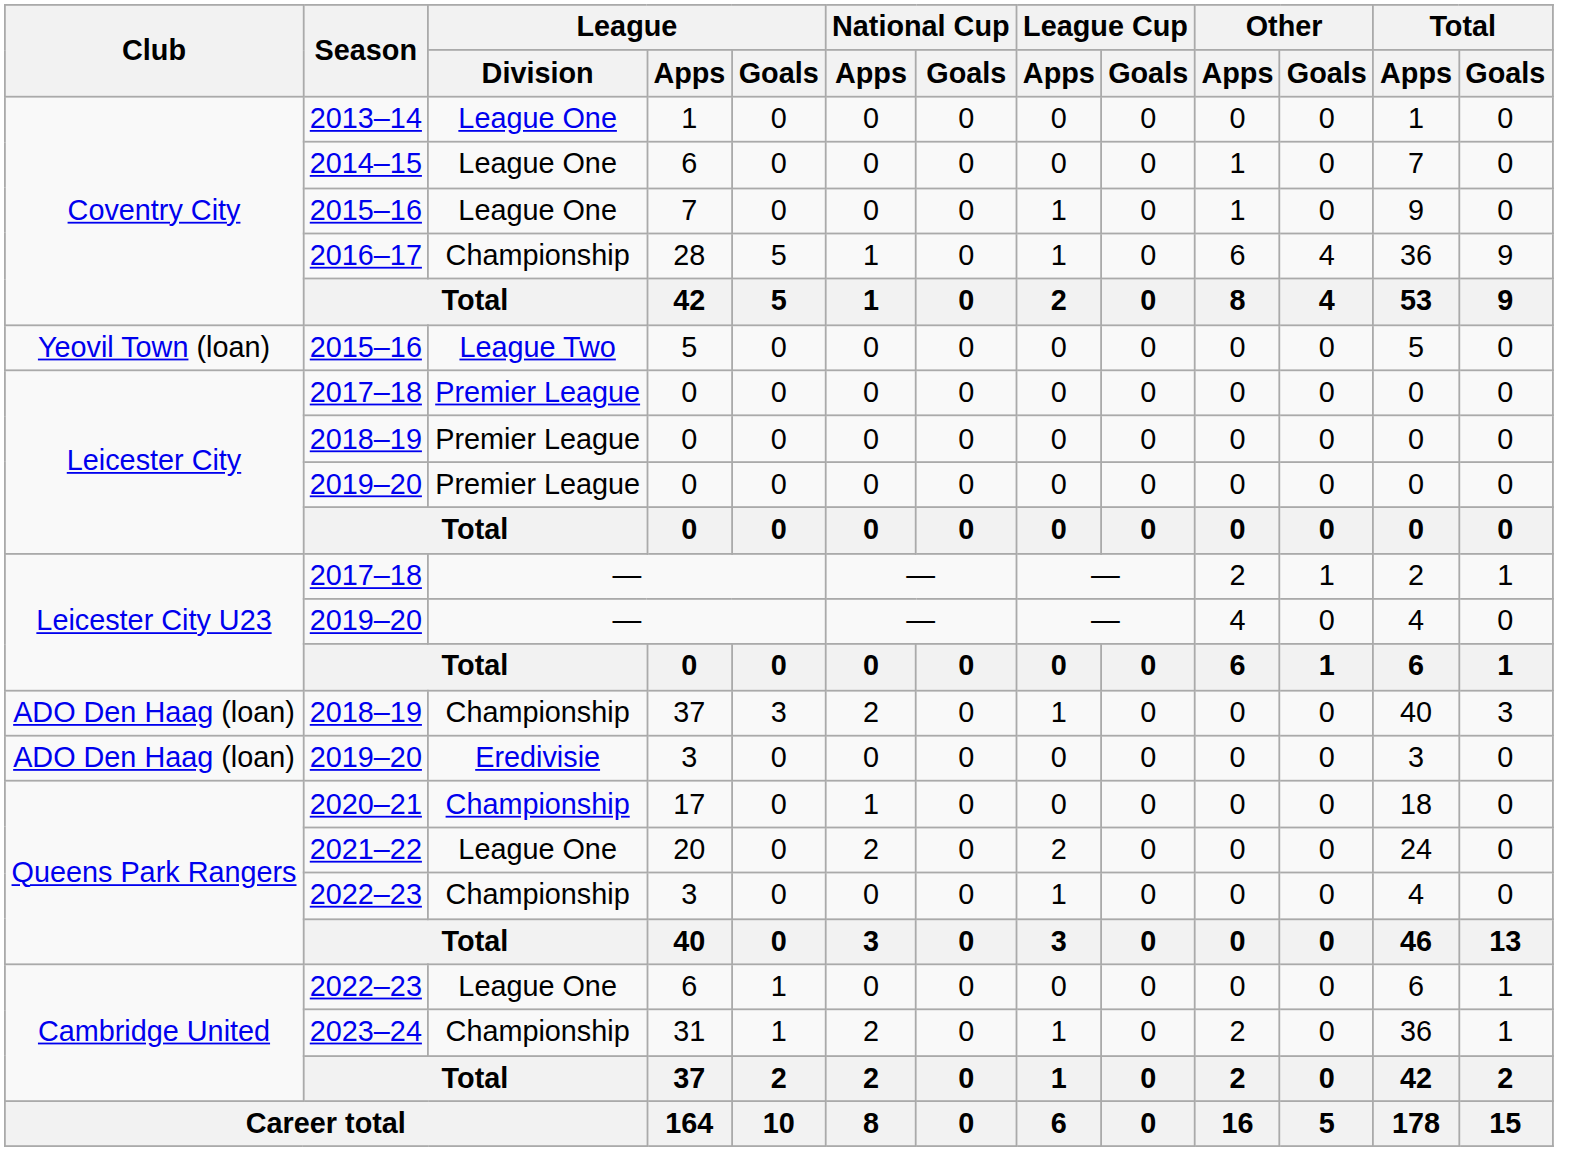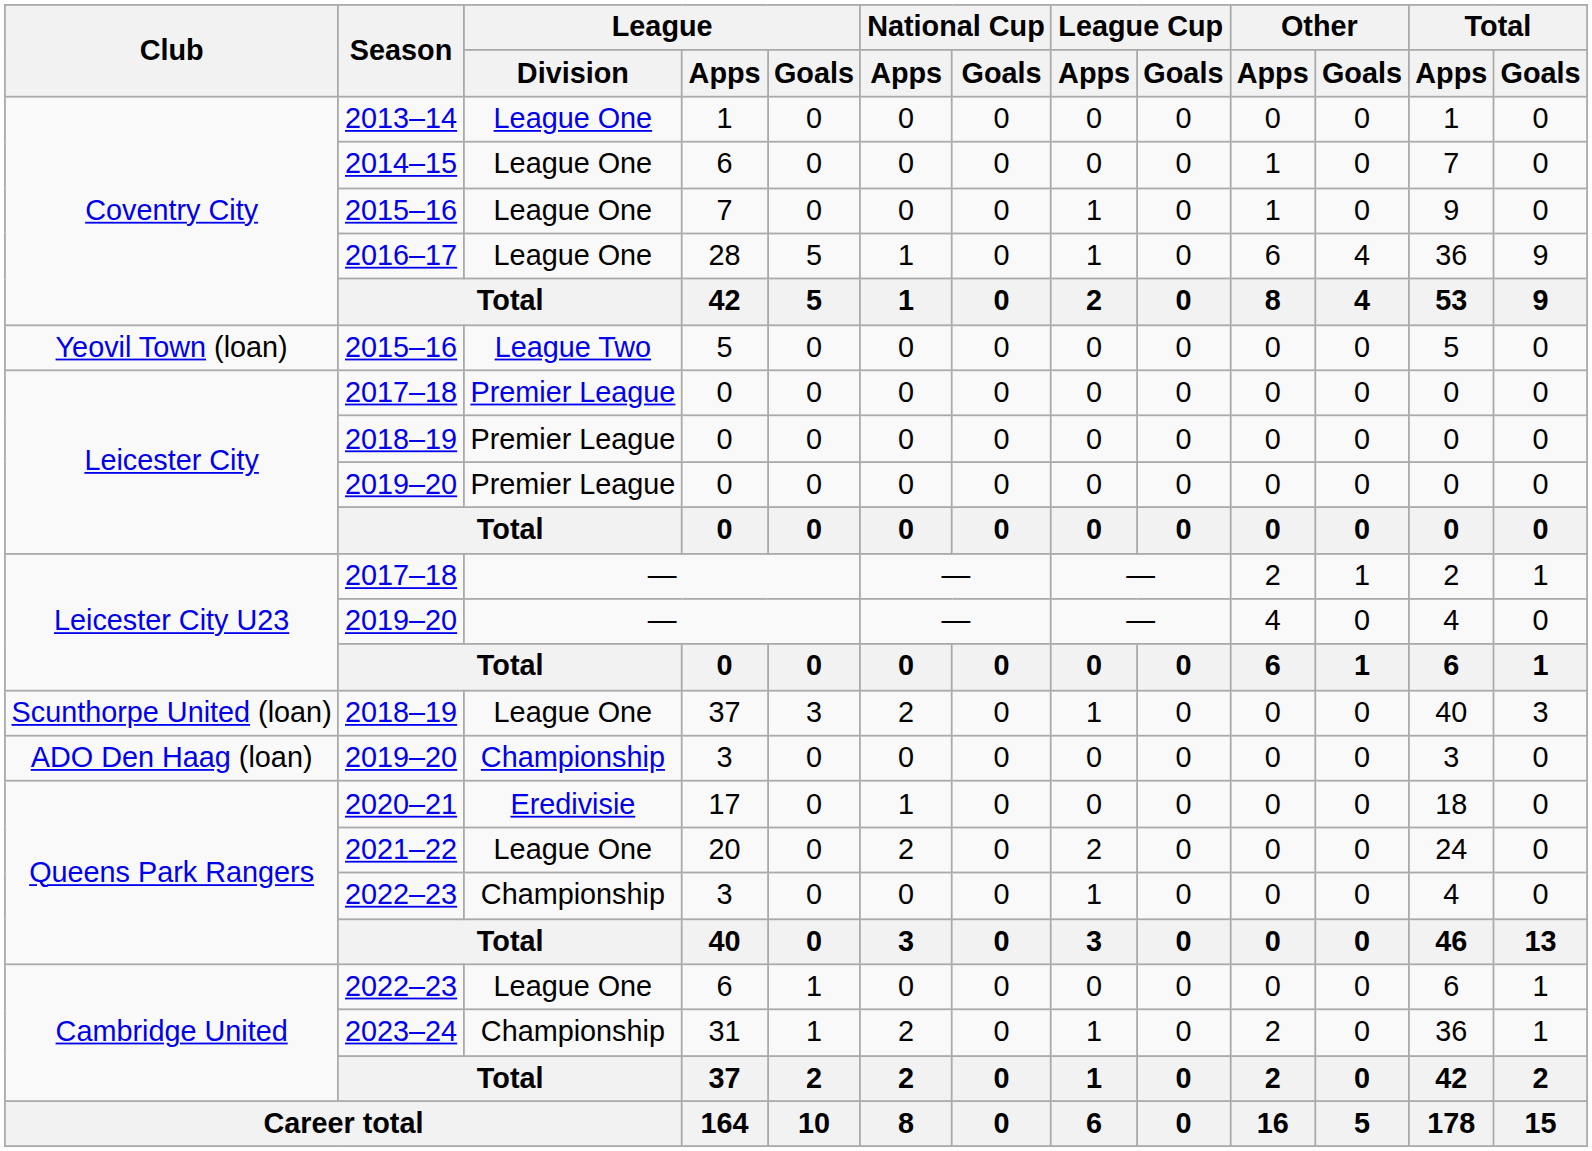(538, 255) Championship -> (573, 255) League One
(154, 712) ADO Den Haag (loan) -> (172, 712) Scunthorpe United (loan)
(538, 712) Championship -> (573, 712) League One
(538, 758) Eredivisie -> (573, 758) Championship
(538, 803) Championship -> (573, 803) Eredivisie
